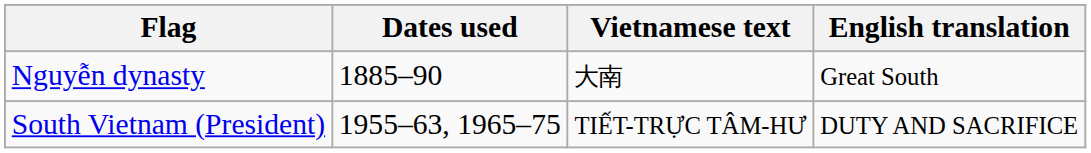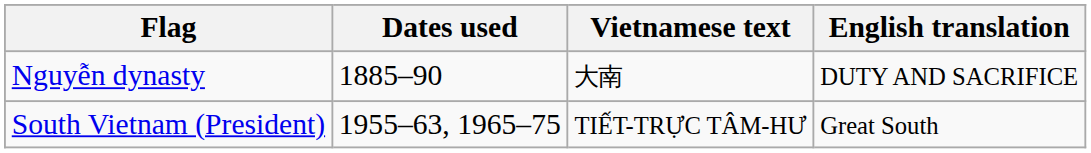(879, 77) Great South -> (949, 77) DUTY AND SACRIFICE
(949, 125) DUTY AND SACRIFICE -> (879, 125) Great South
